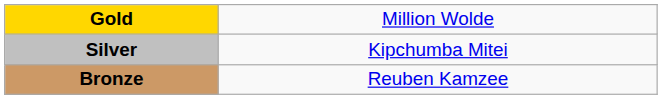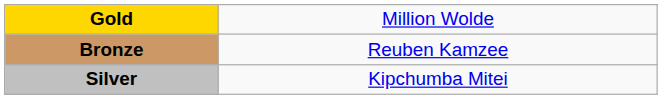rows swapped: (111, 49) <-> (111, 79)
